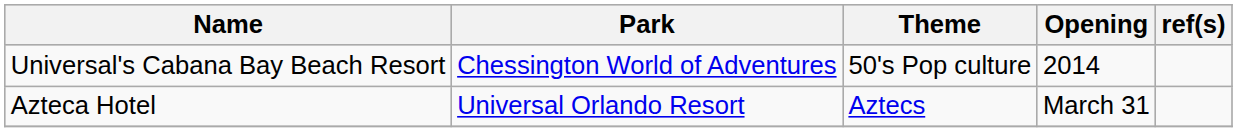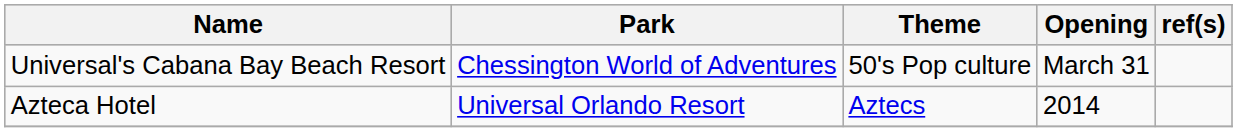(1071, 65) 2014 -> (1096, 65) March 31
(1096, 106) March 31 -> (1071, 106) 2014
